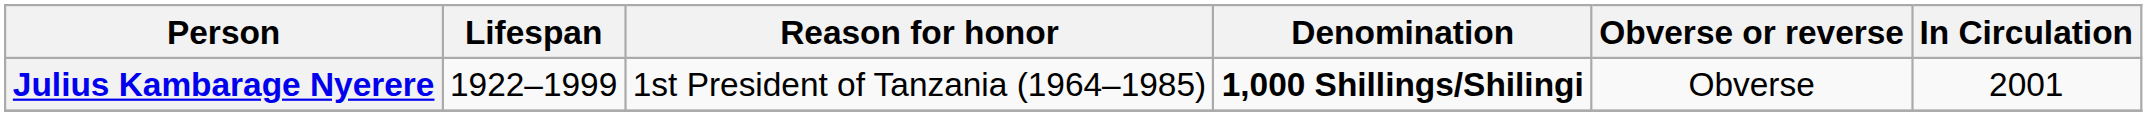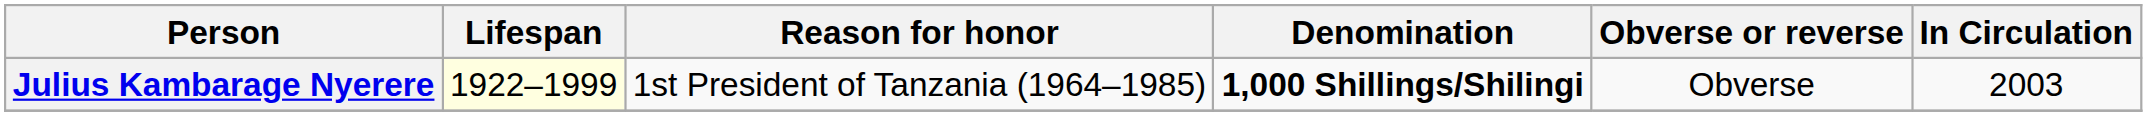(534, 85) no background -> (534, 85) lightyellow background
(2026, 85) 2001 -> (2026, 85) 2003
